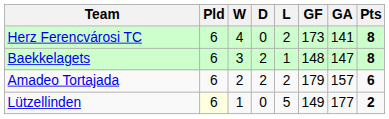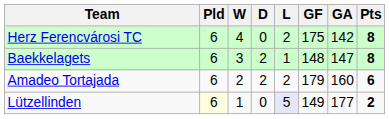(313, 37) 173 -> (313, 37) 175
(342, 37) 141 -> (342, 37) 142
(342, 80) 157 -> (342, 80) 160
(287, 102) no background -> (287, 102) lavender background
